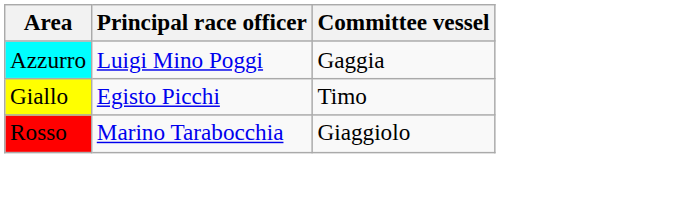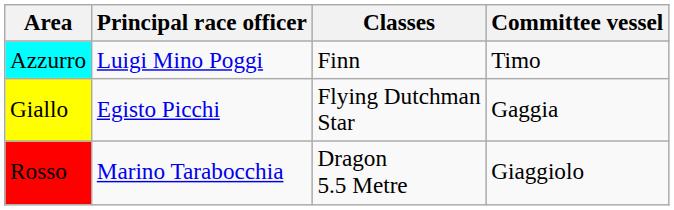+ column: (399, 22)
(351, 59) Gaggia -> (516, 59) Timo
(342, 96) Timo -> (525, 109) Gaggia
